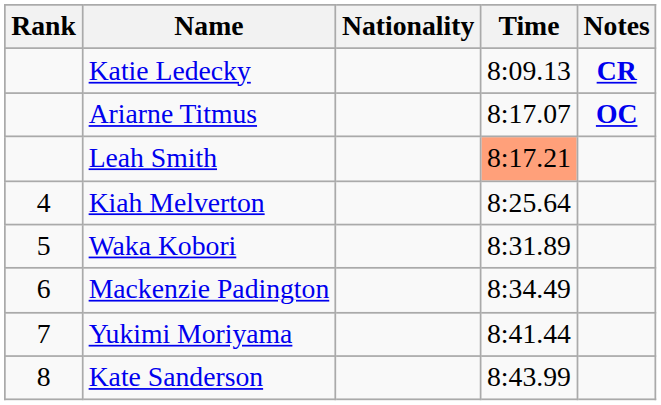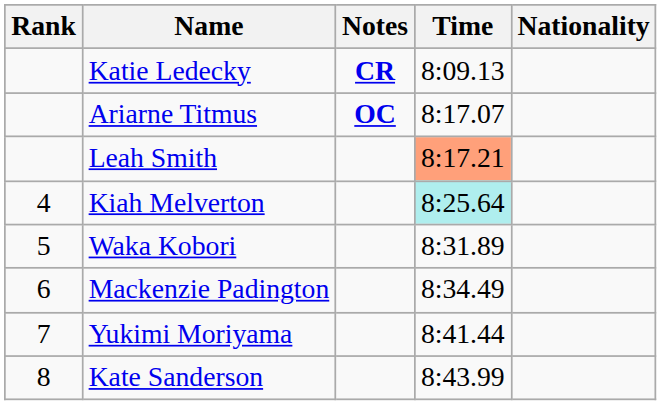columns swapped: (408, 26) <-> (617, 26)
(529, 202) no background -> (463, 202) paleturquoise background
